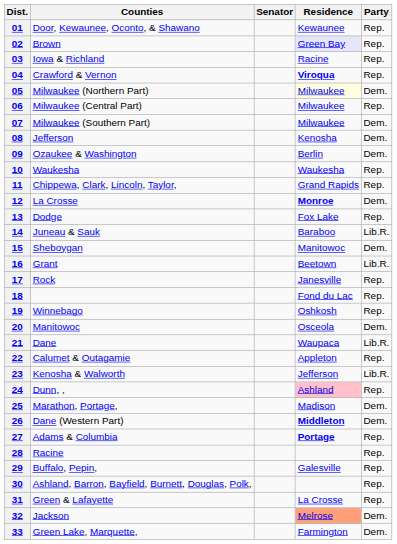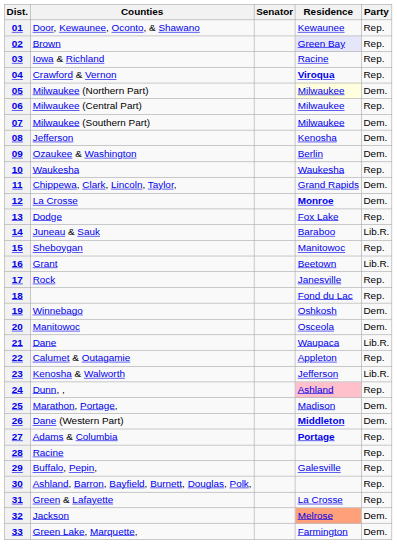(374, 185) Rep. -> (375, 185) Dem.
(375, 248) Dem. -> (374, 248) Rep.
(374, 311) Rep. -> (375, 311) Dem.
